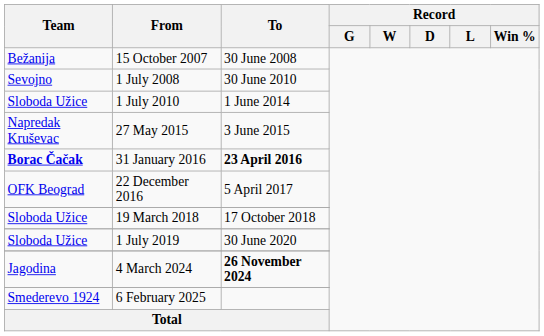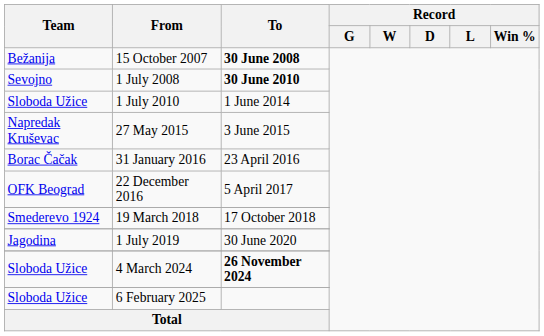(260, 58) normal -> (262, 58) bold
(260, 79) normal -> (262, 79) bold
(45, 159) bold -> (42, 159) normal
(263, 159) bold -> (262, 159) normal
(47, 218) Sloboda Užice -> (53, 218) Smederevo 1924
(47, 240) Sloboda Užice -> (32, 240) Jagodina
(32, 269) Jagodina -> (47, 269) Sloboda Užice
(53, 298) Smederevo 1924 -> (47, 298) Sloboda Užice
